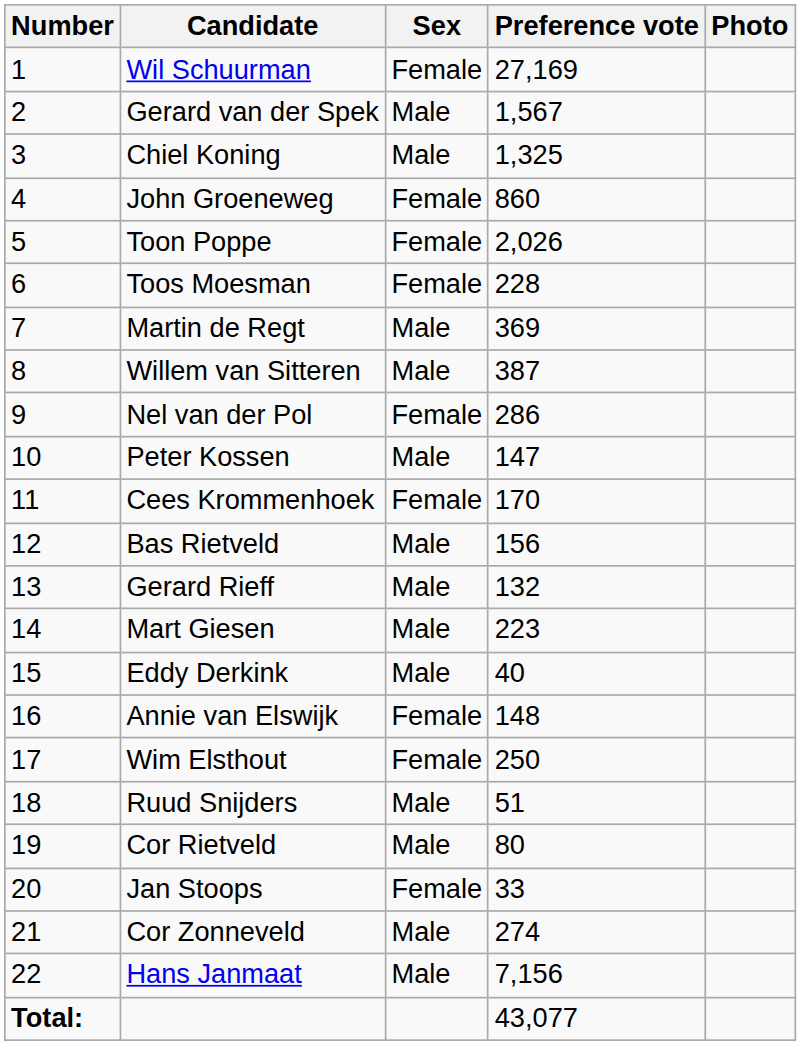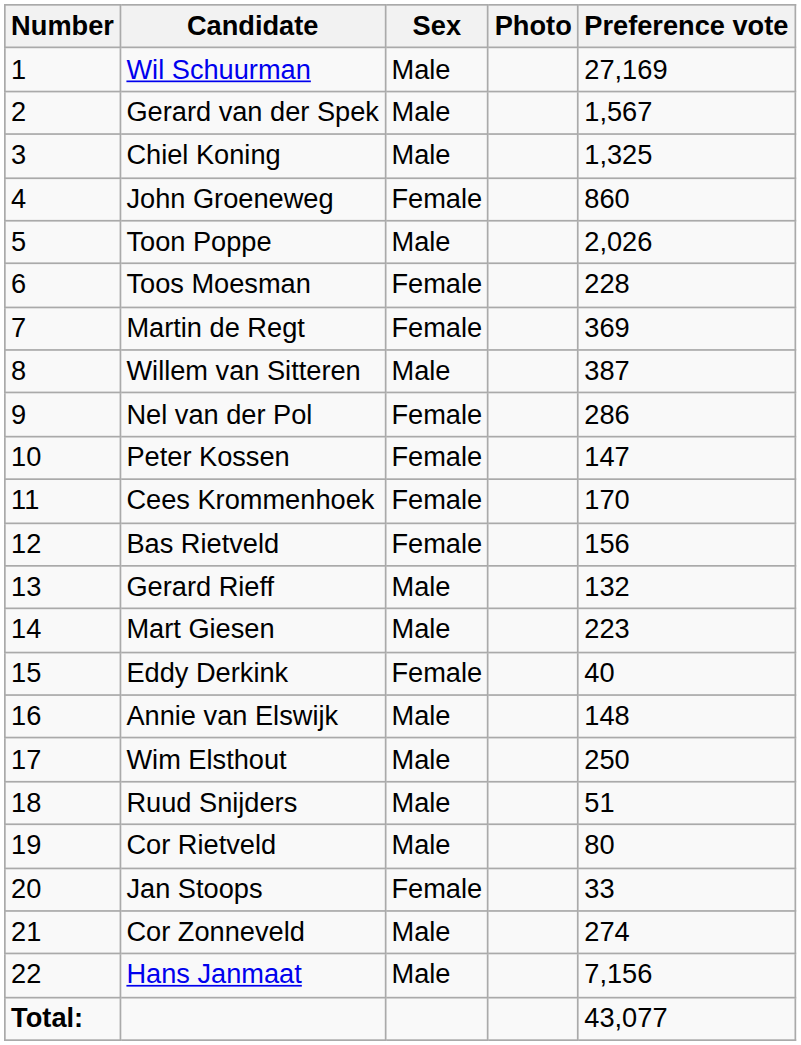columns swapped: (597, 26) <-> (750, 26)
(437, 69) Female -> (421, 69) Male
(437, 241) Female -> (421, 241) Male
(421, 328) Male -> (437, 328) Female
(421, 457) Male -> (437, 457) Female
(421, 543) Male -> (437, 543) Female
(421, 673) Male -> (437, 673) Female
(437, 716) Female -> (421, 716) Male
(437, 759) Female -> (421, 759) Male
